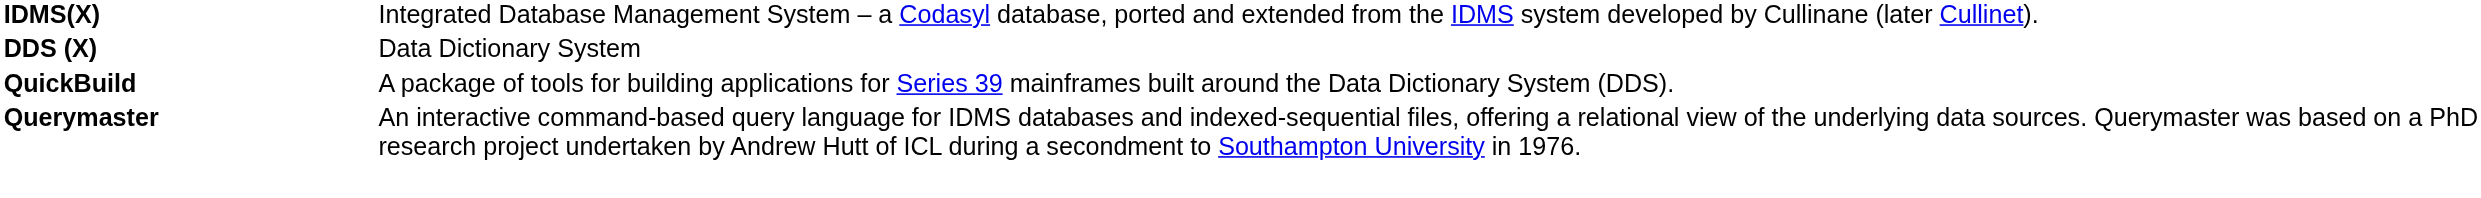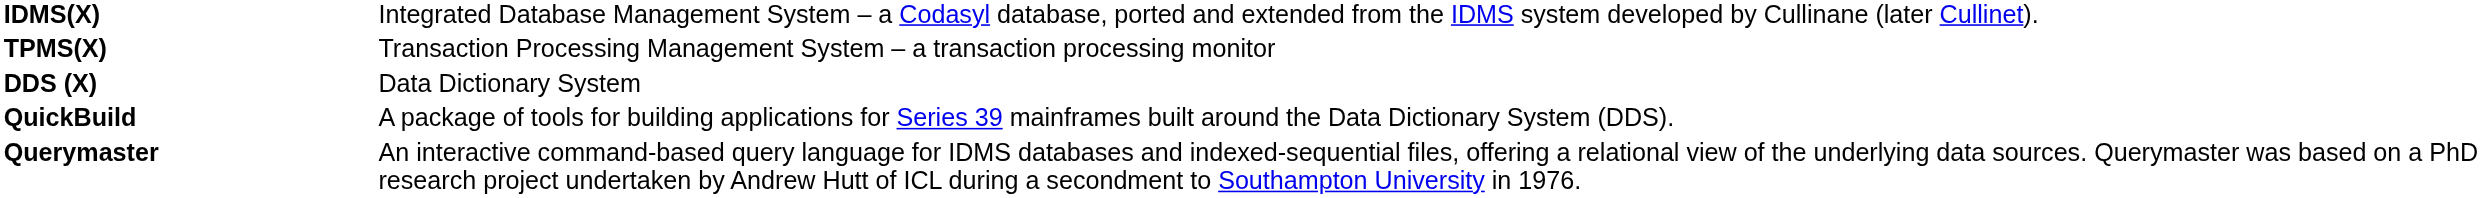+ row: (55, 49)
